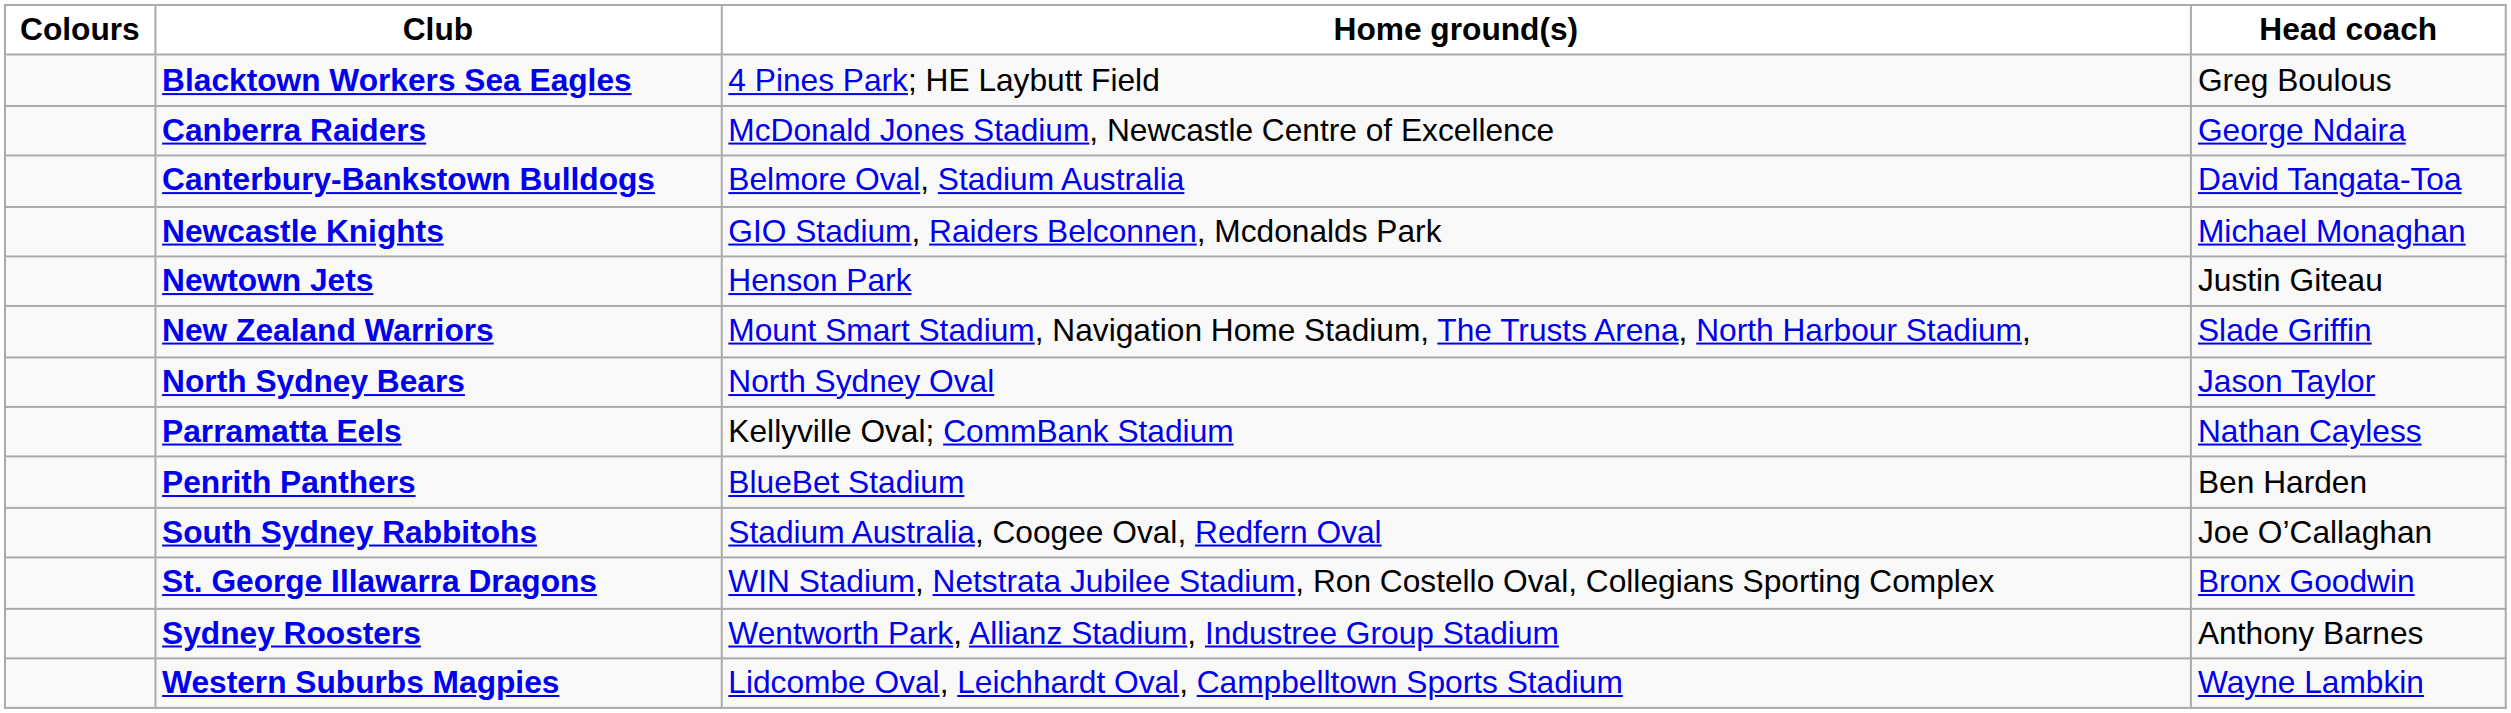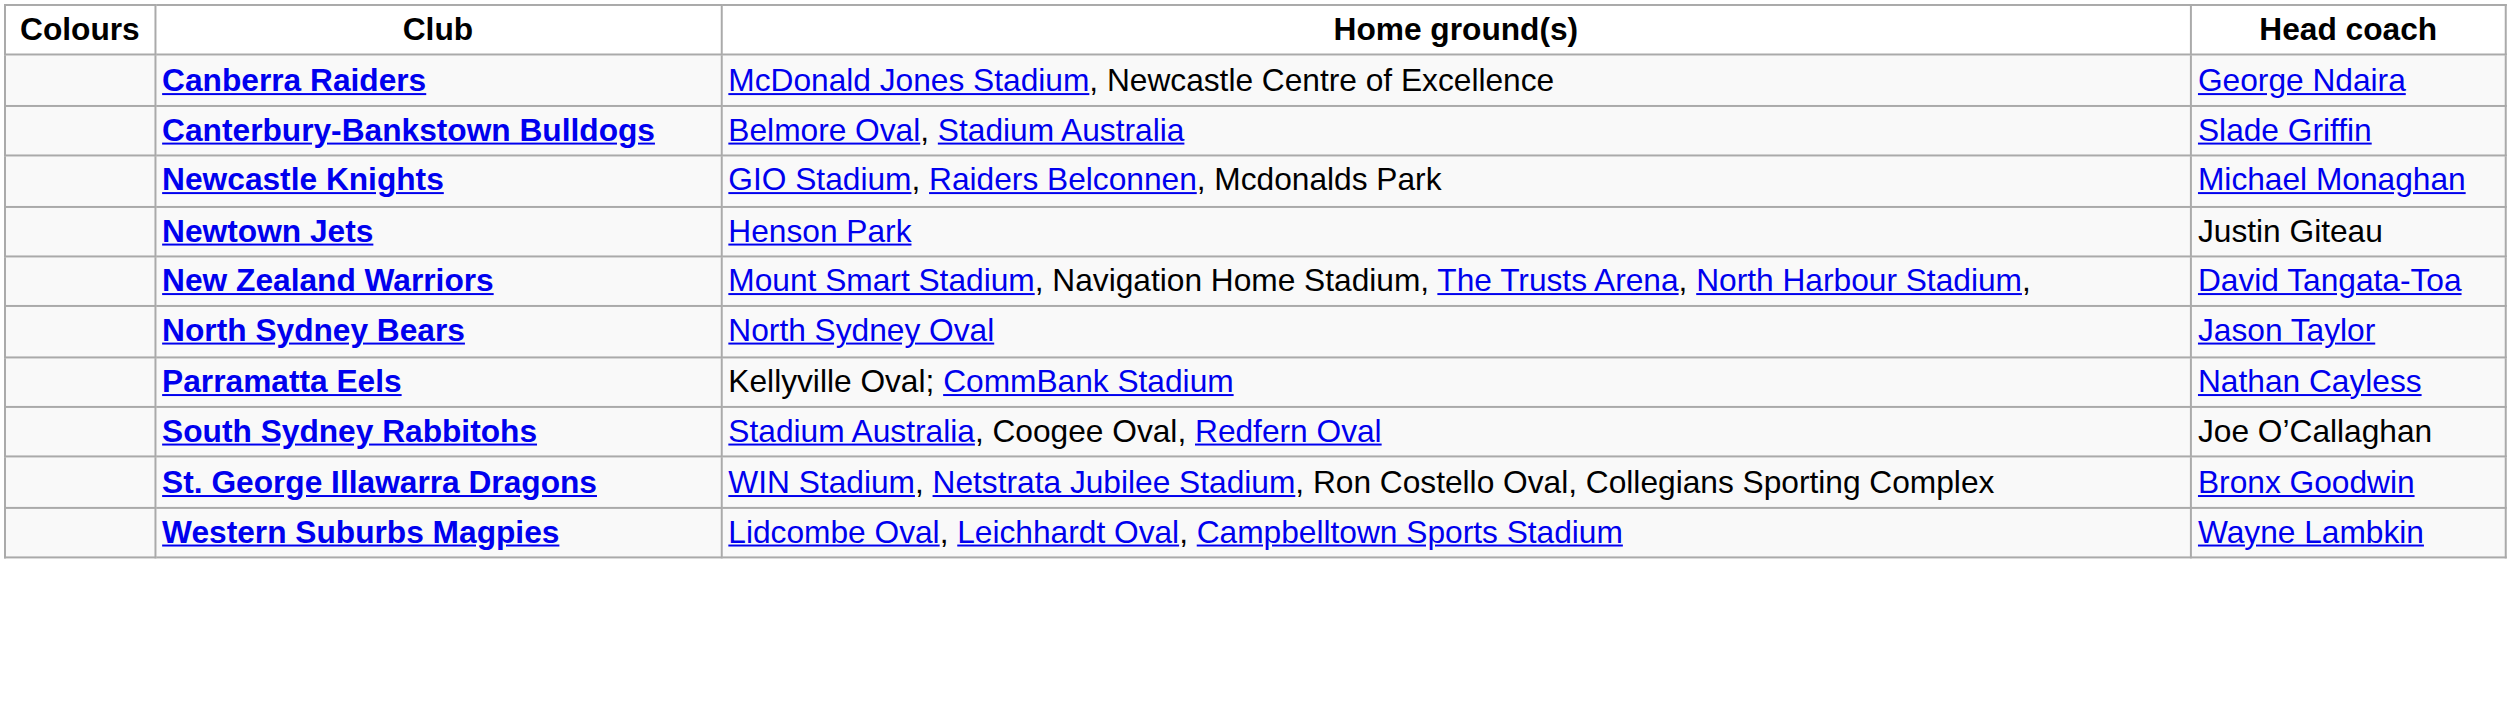- row: (397, 79)
(2330, 180) David Tangata-Toa -> (2285, 130) Slade Griffin
(2285, 331) Slade Griffin -> (2330, 280) David Tangata-Toa
- row: (289, 481)
- row: (292, 632)
